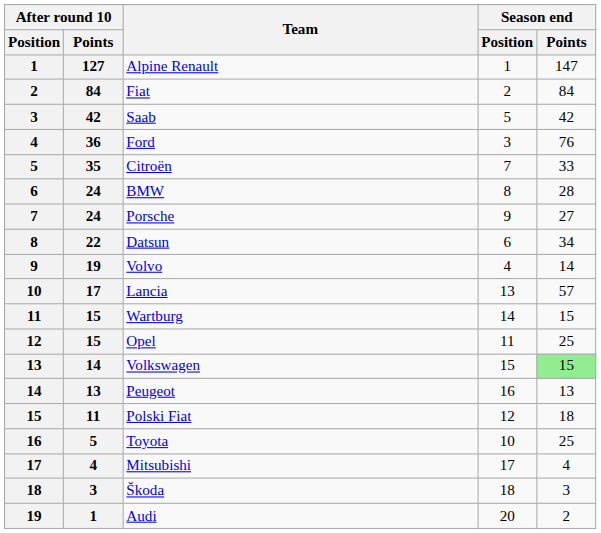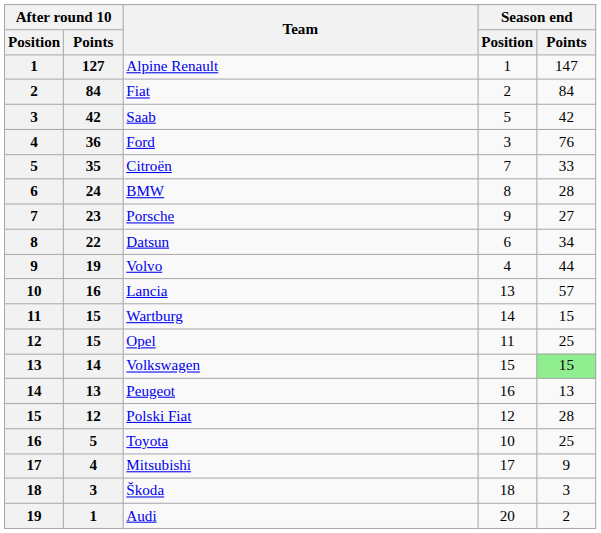(93, 216) 24 -> (93, 216) 23
(566, 266) 14 -> (566, 266) 44
(93, 291) 17 -> (93, 291) 16
(93, 416) 11 -> (93, 416) 12
(566, 416) 18 -> (566, 416) 28
(566, 466) 4 -> (566, 466) 9
